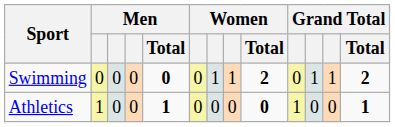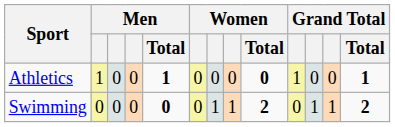rows swapped: (41, 107) <-> (48, 77)
